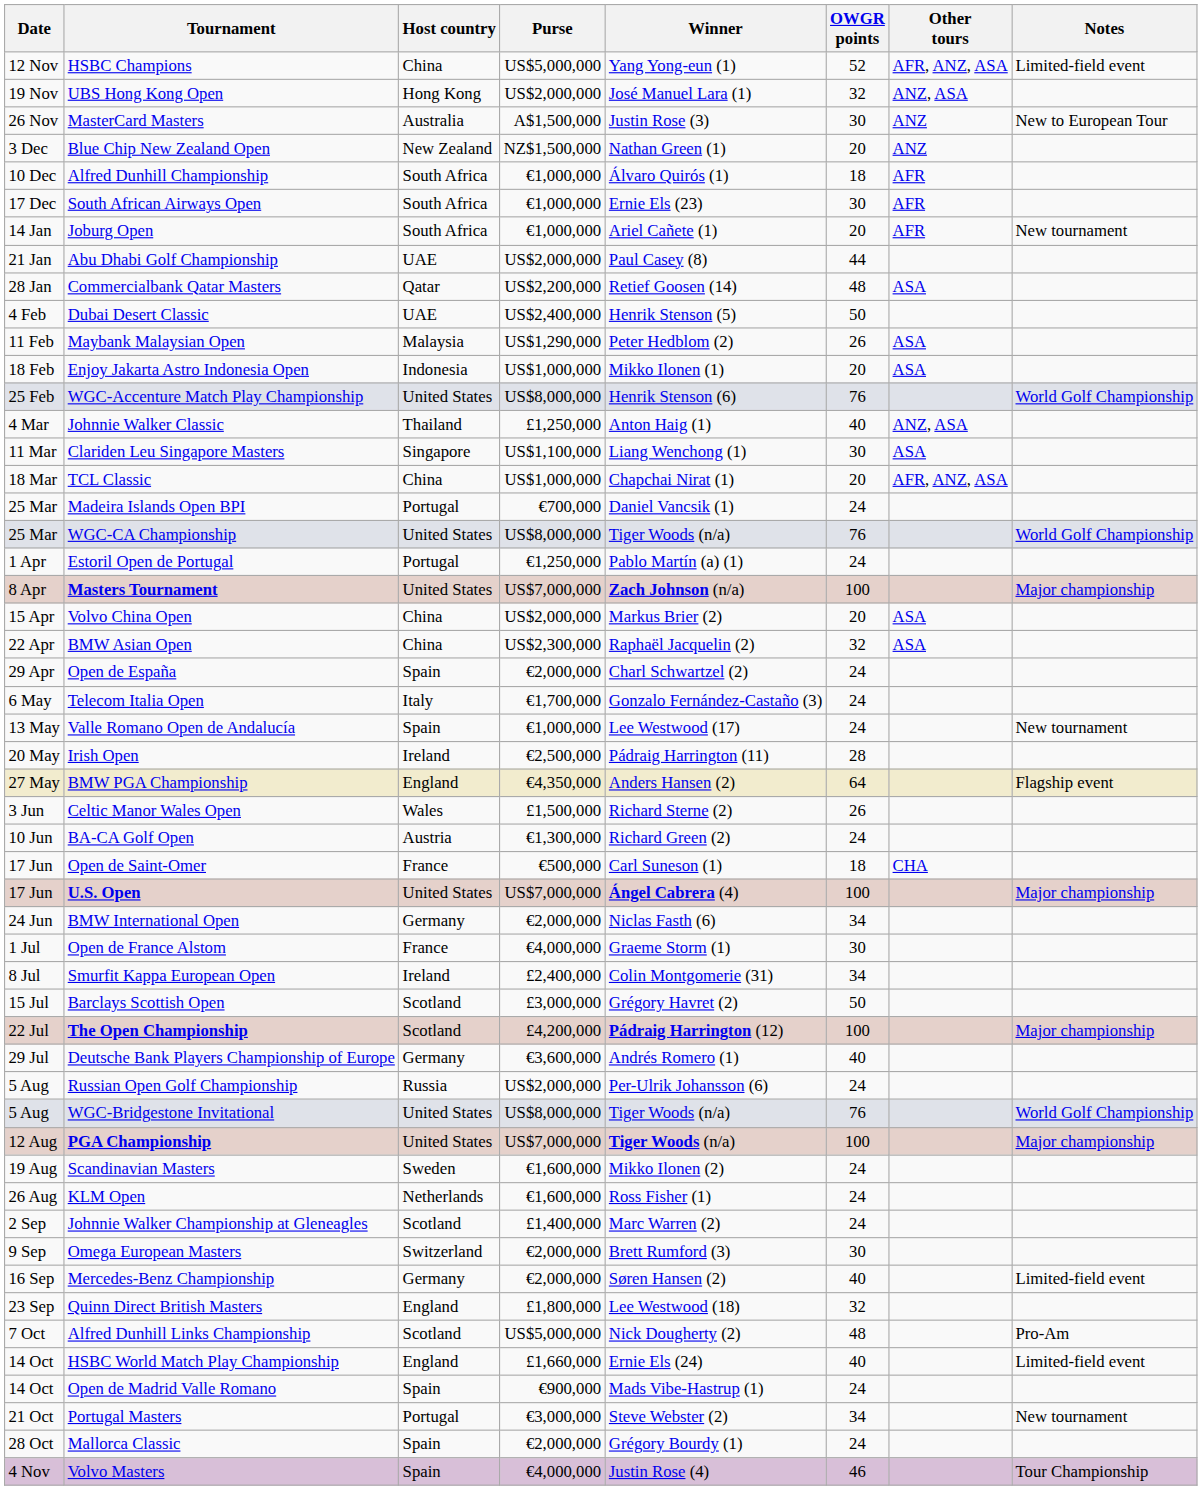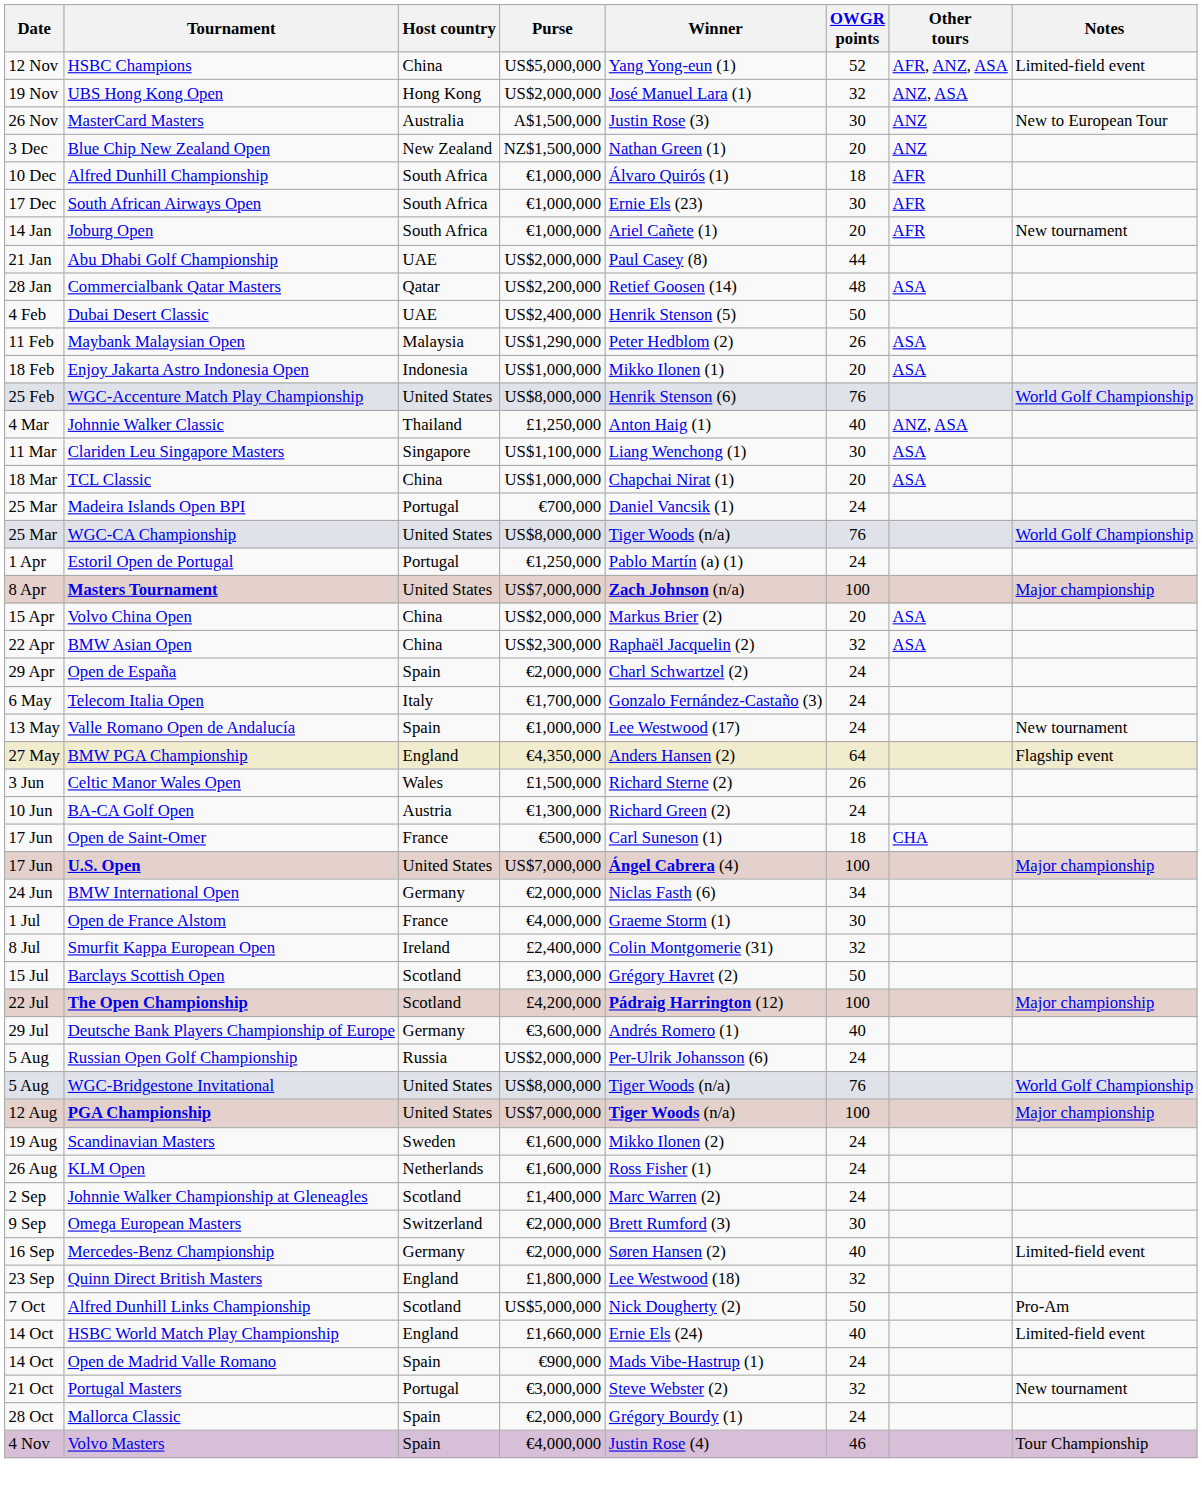(950, 479) AFR, ANZ, ASA -> (909, 479) ASA
- row: (103, 755)
(857, 975) 34 -> (857, 948) 32
(857, 1334) 48 -> (857, 1306) 50
(857, 1416) 34 -> (857, 1389) 32
